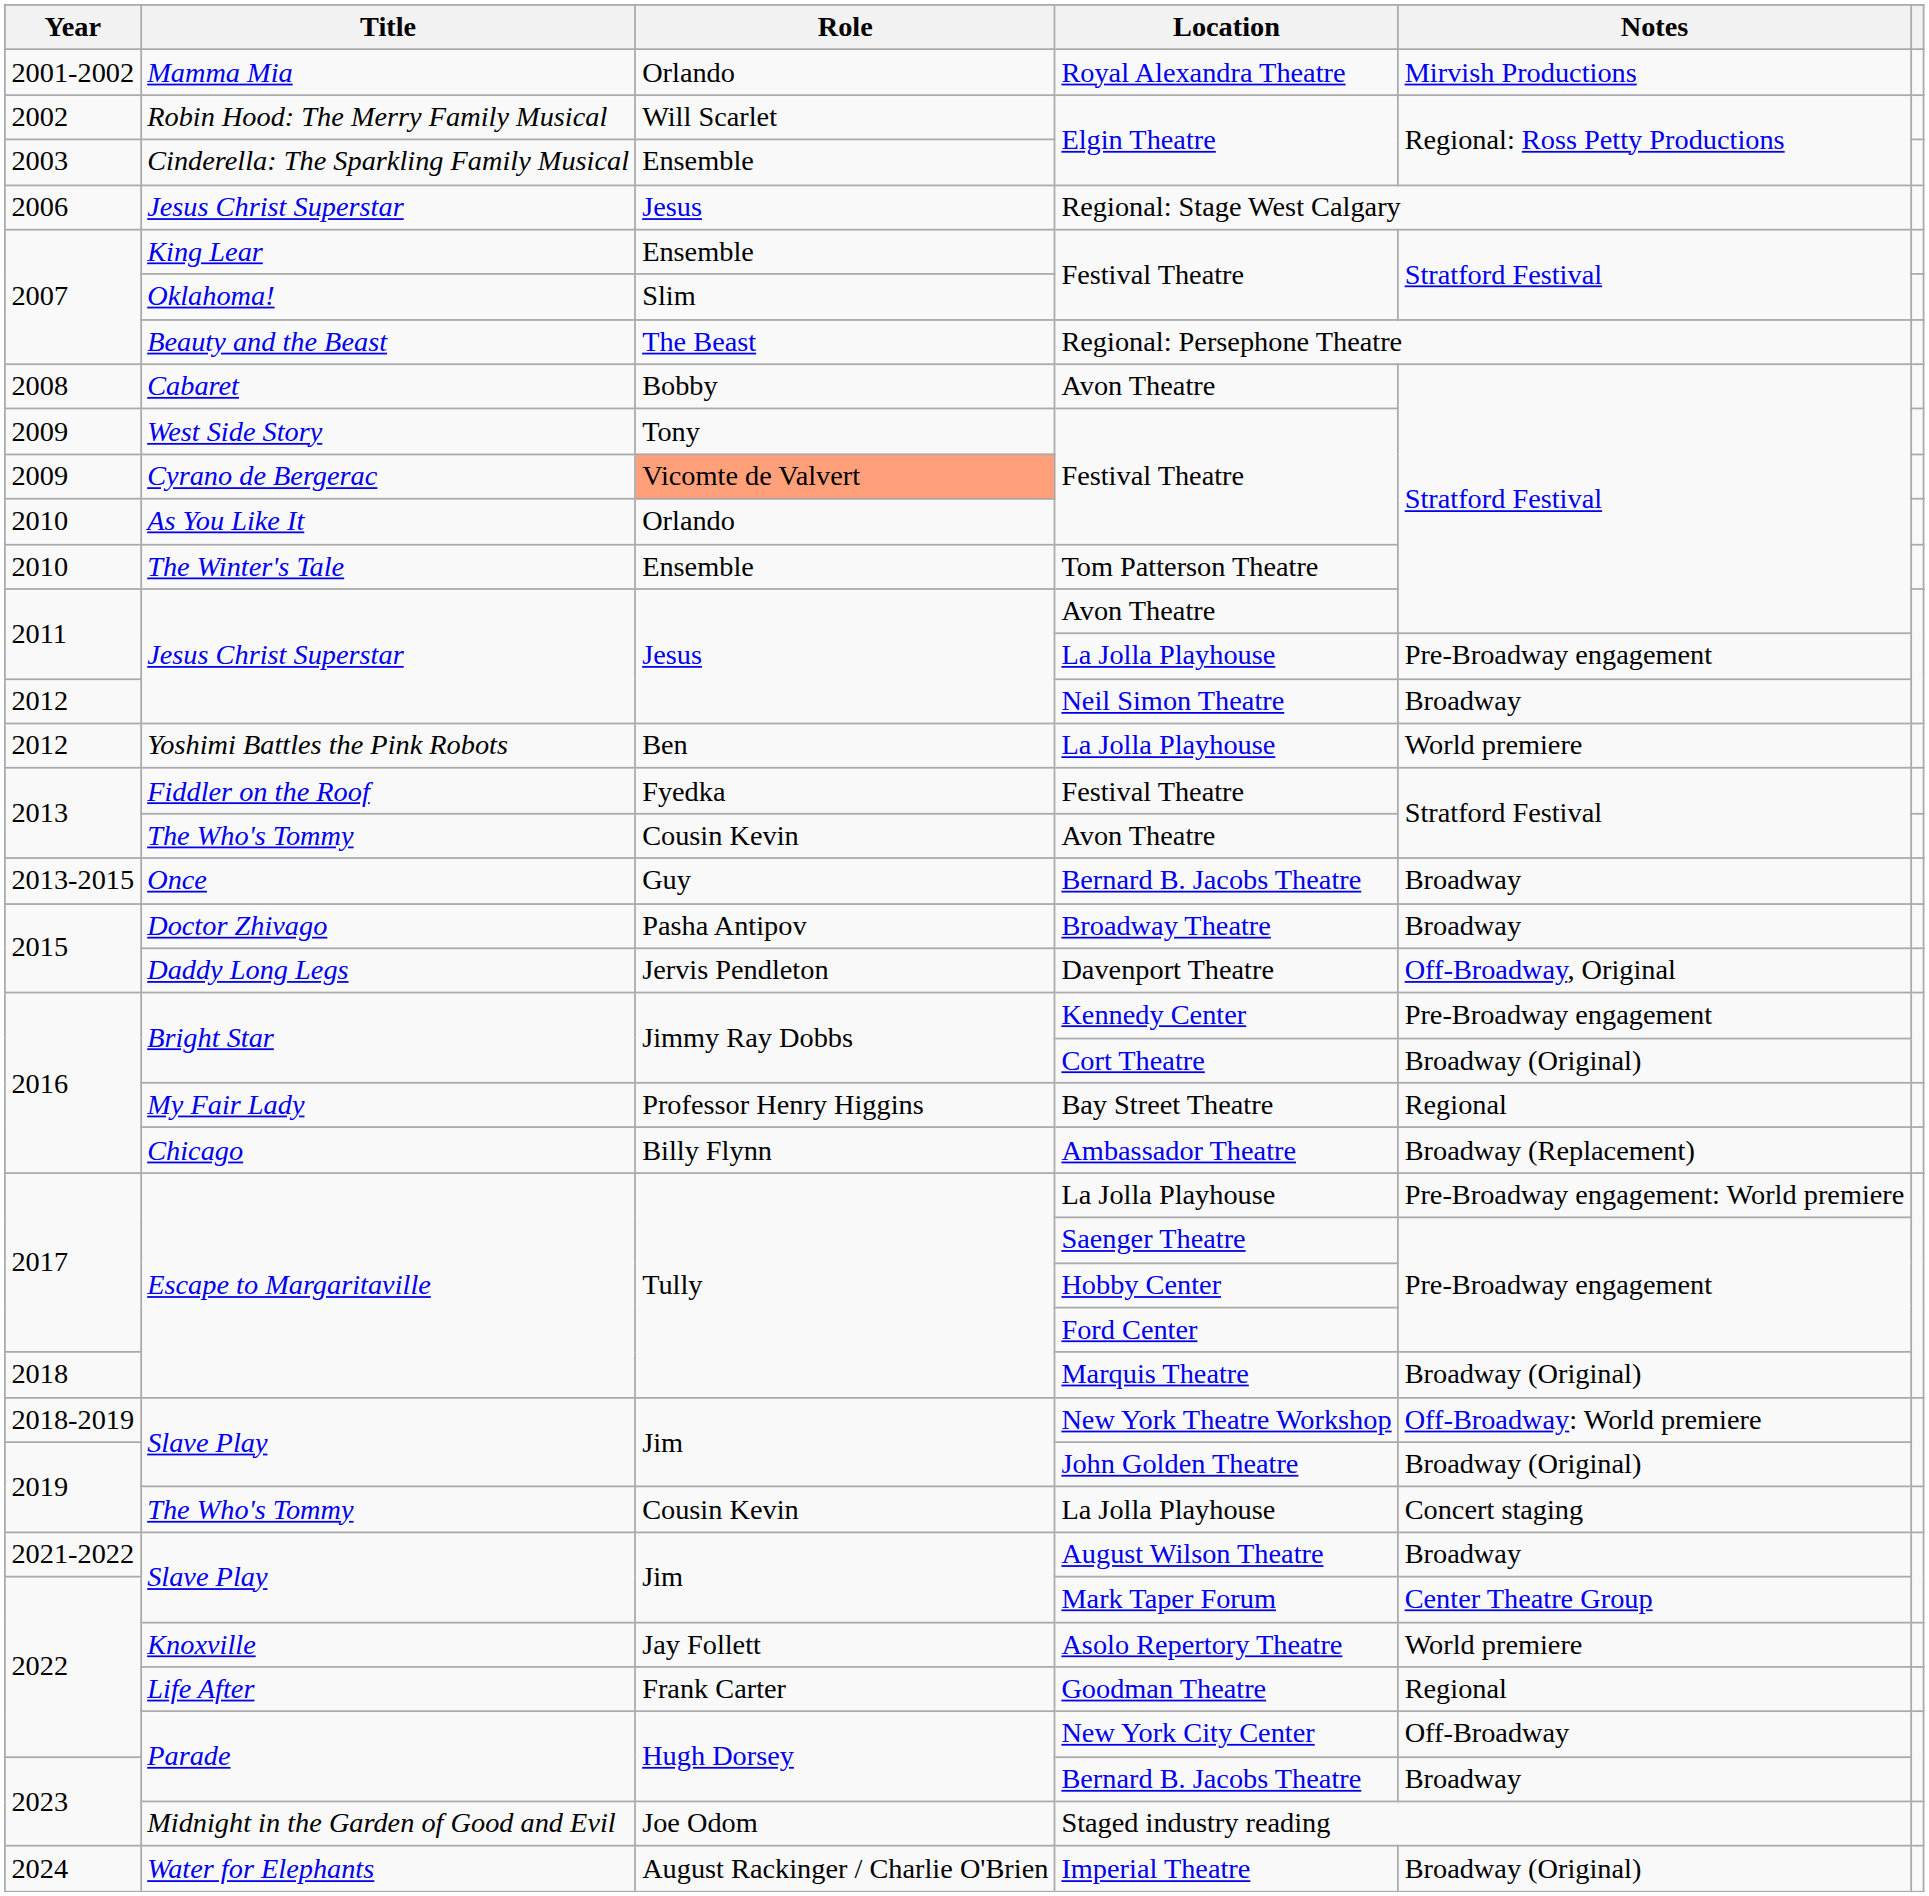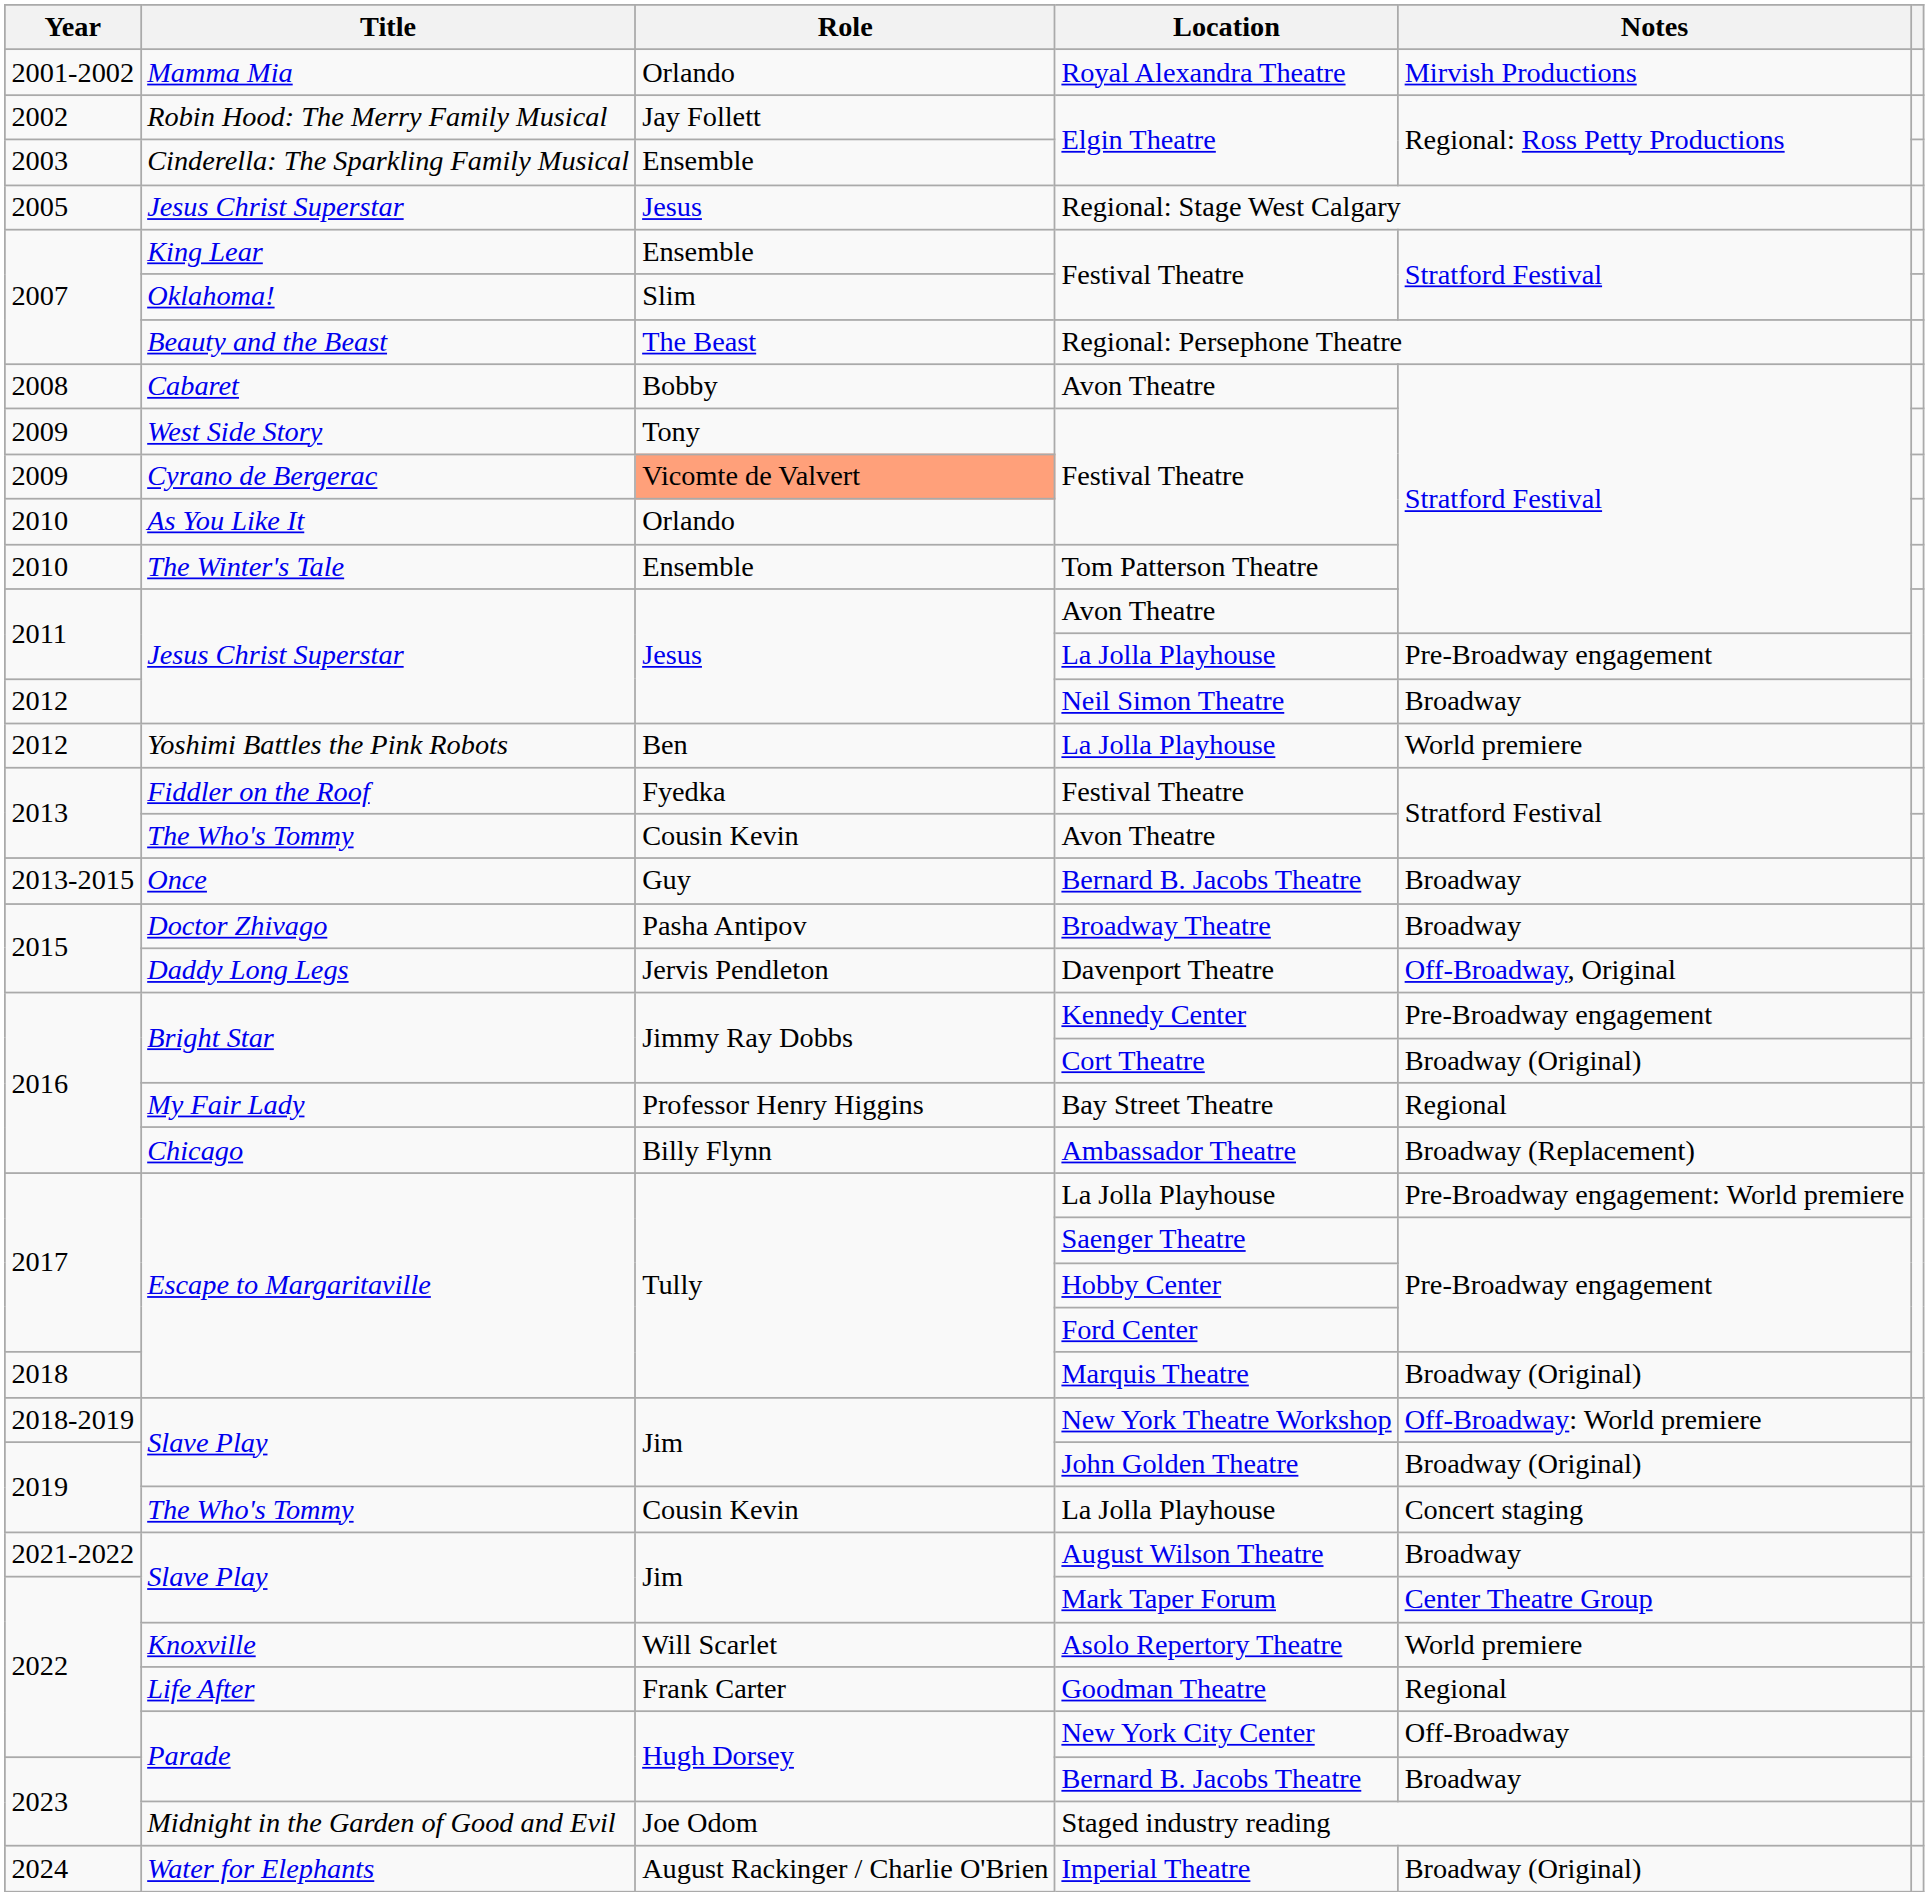(710, 116) Will Scarlet -> (702, 116) Jay Follett
(40, 206) 2006 -> (40, 206) 2005
(702, 1643) Jay Follett -> (710, 1643) Will Scarlet
